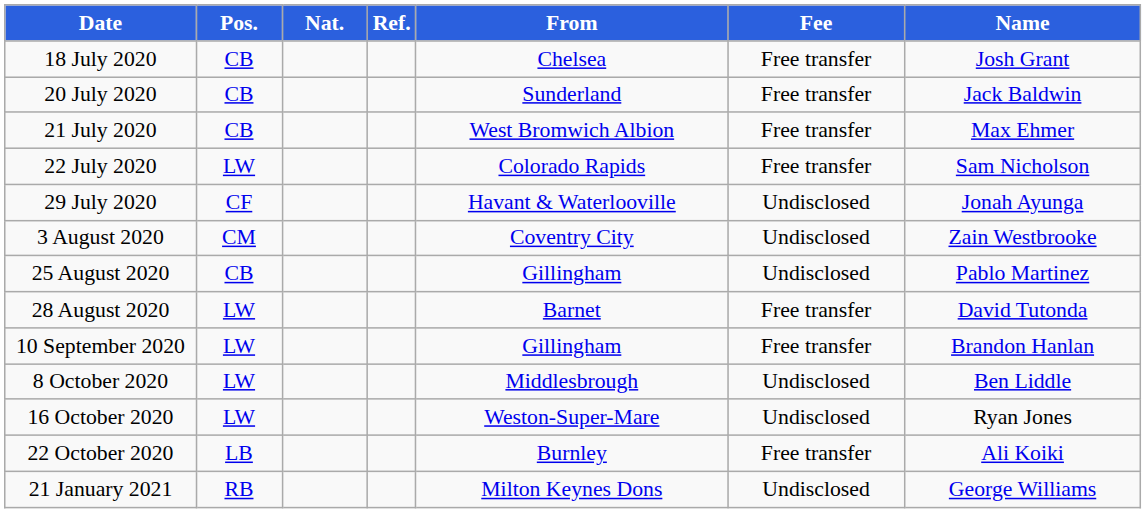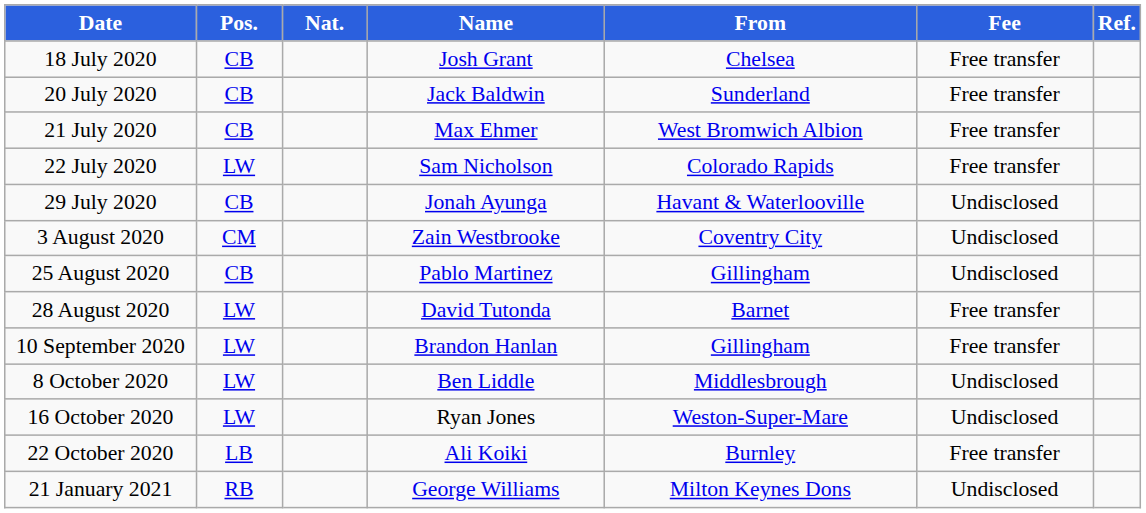columns swapped: (1023, 22) <-> (392, 22)
(239, 202) CF -> (239, 202) CB
